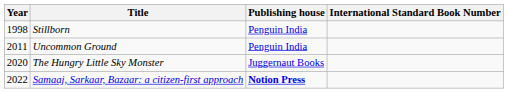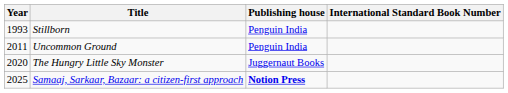(17, 29) 1998 -> (17, 29) 1993
(17, 79) 2022 -> (17, 79) 2025
